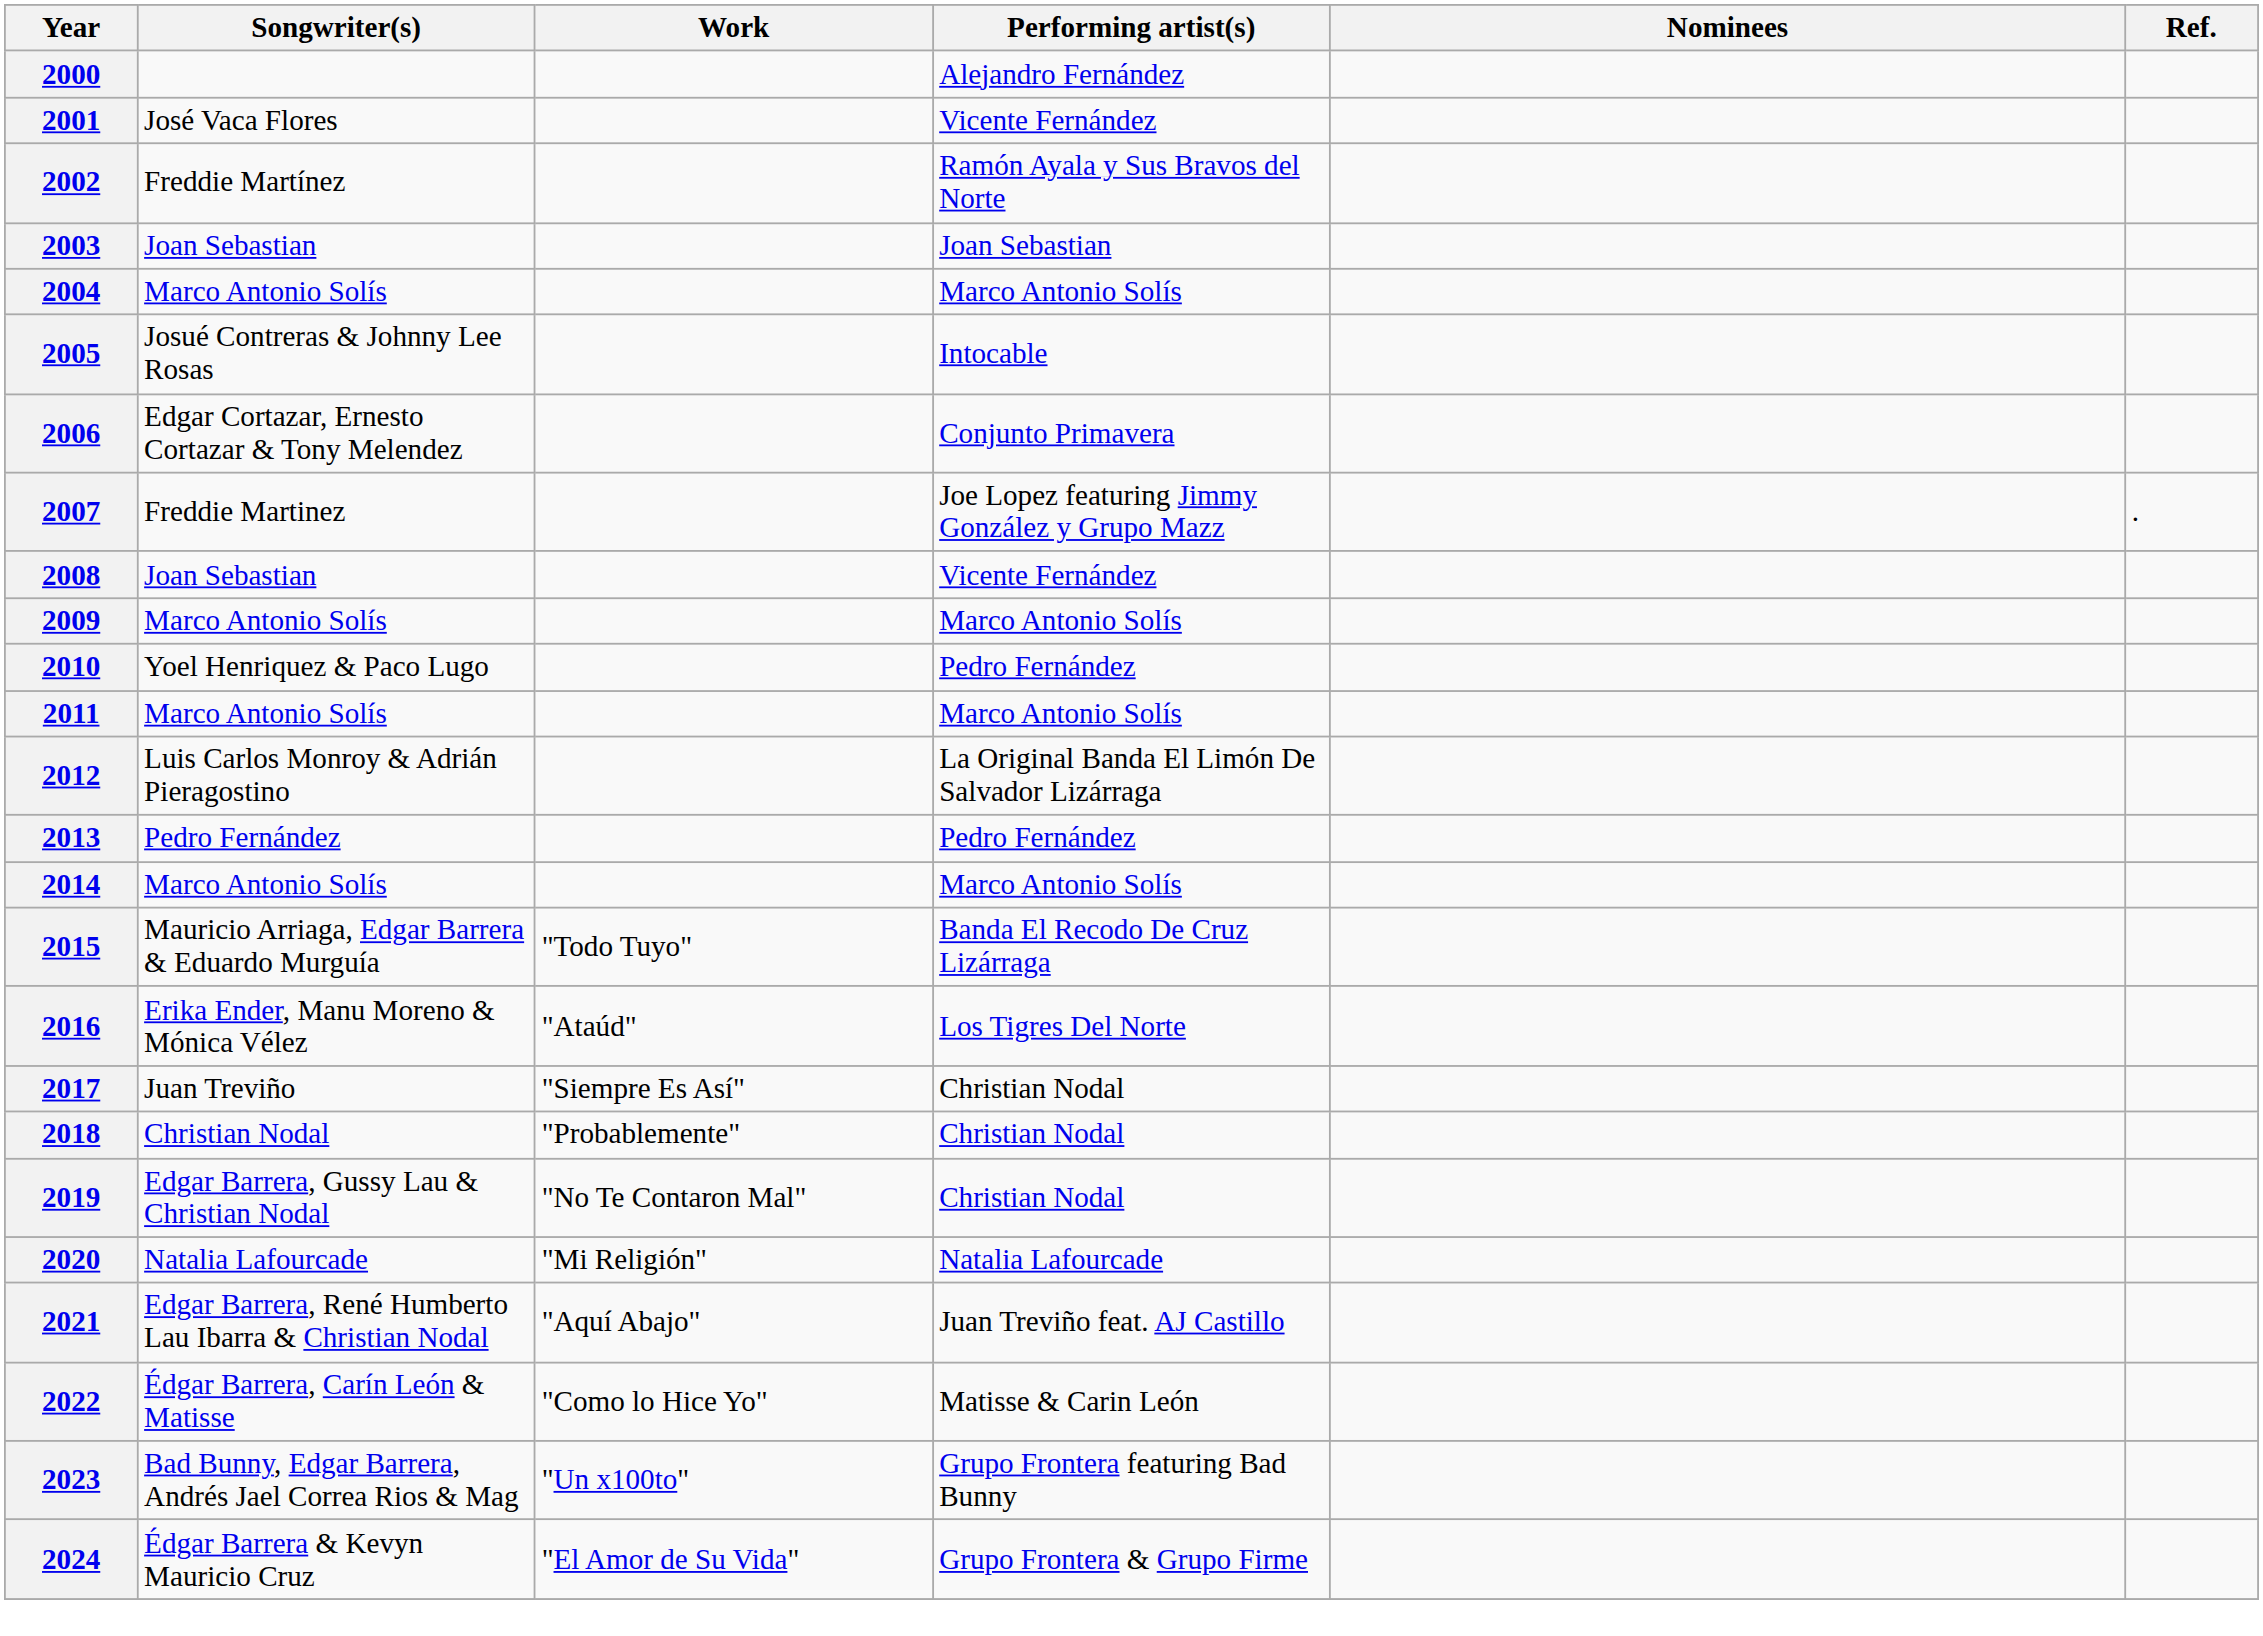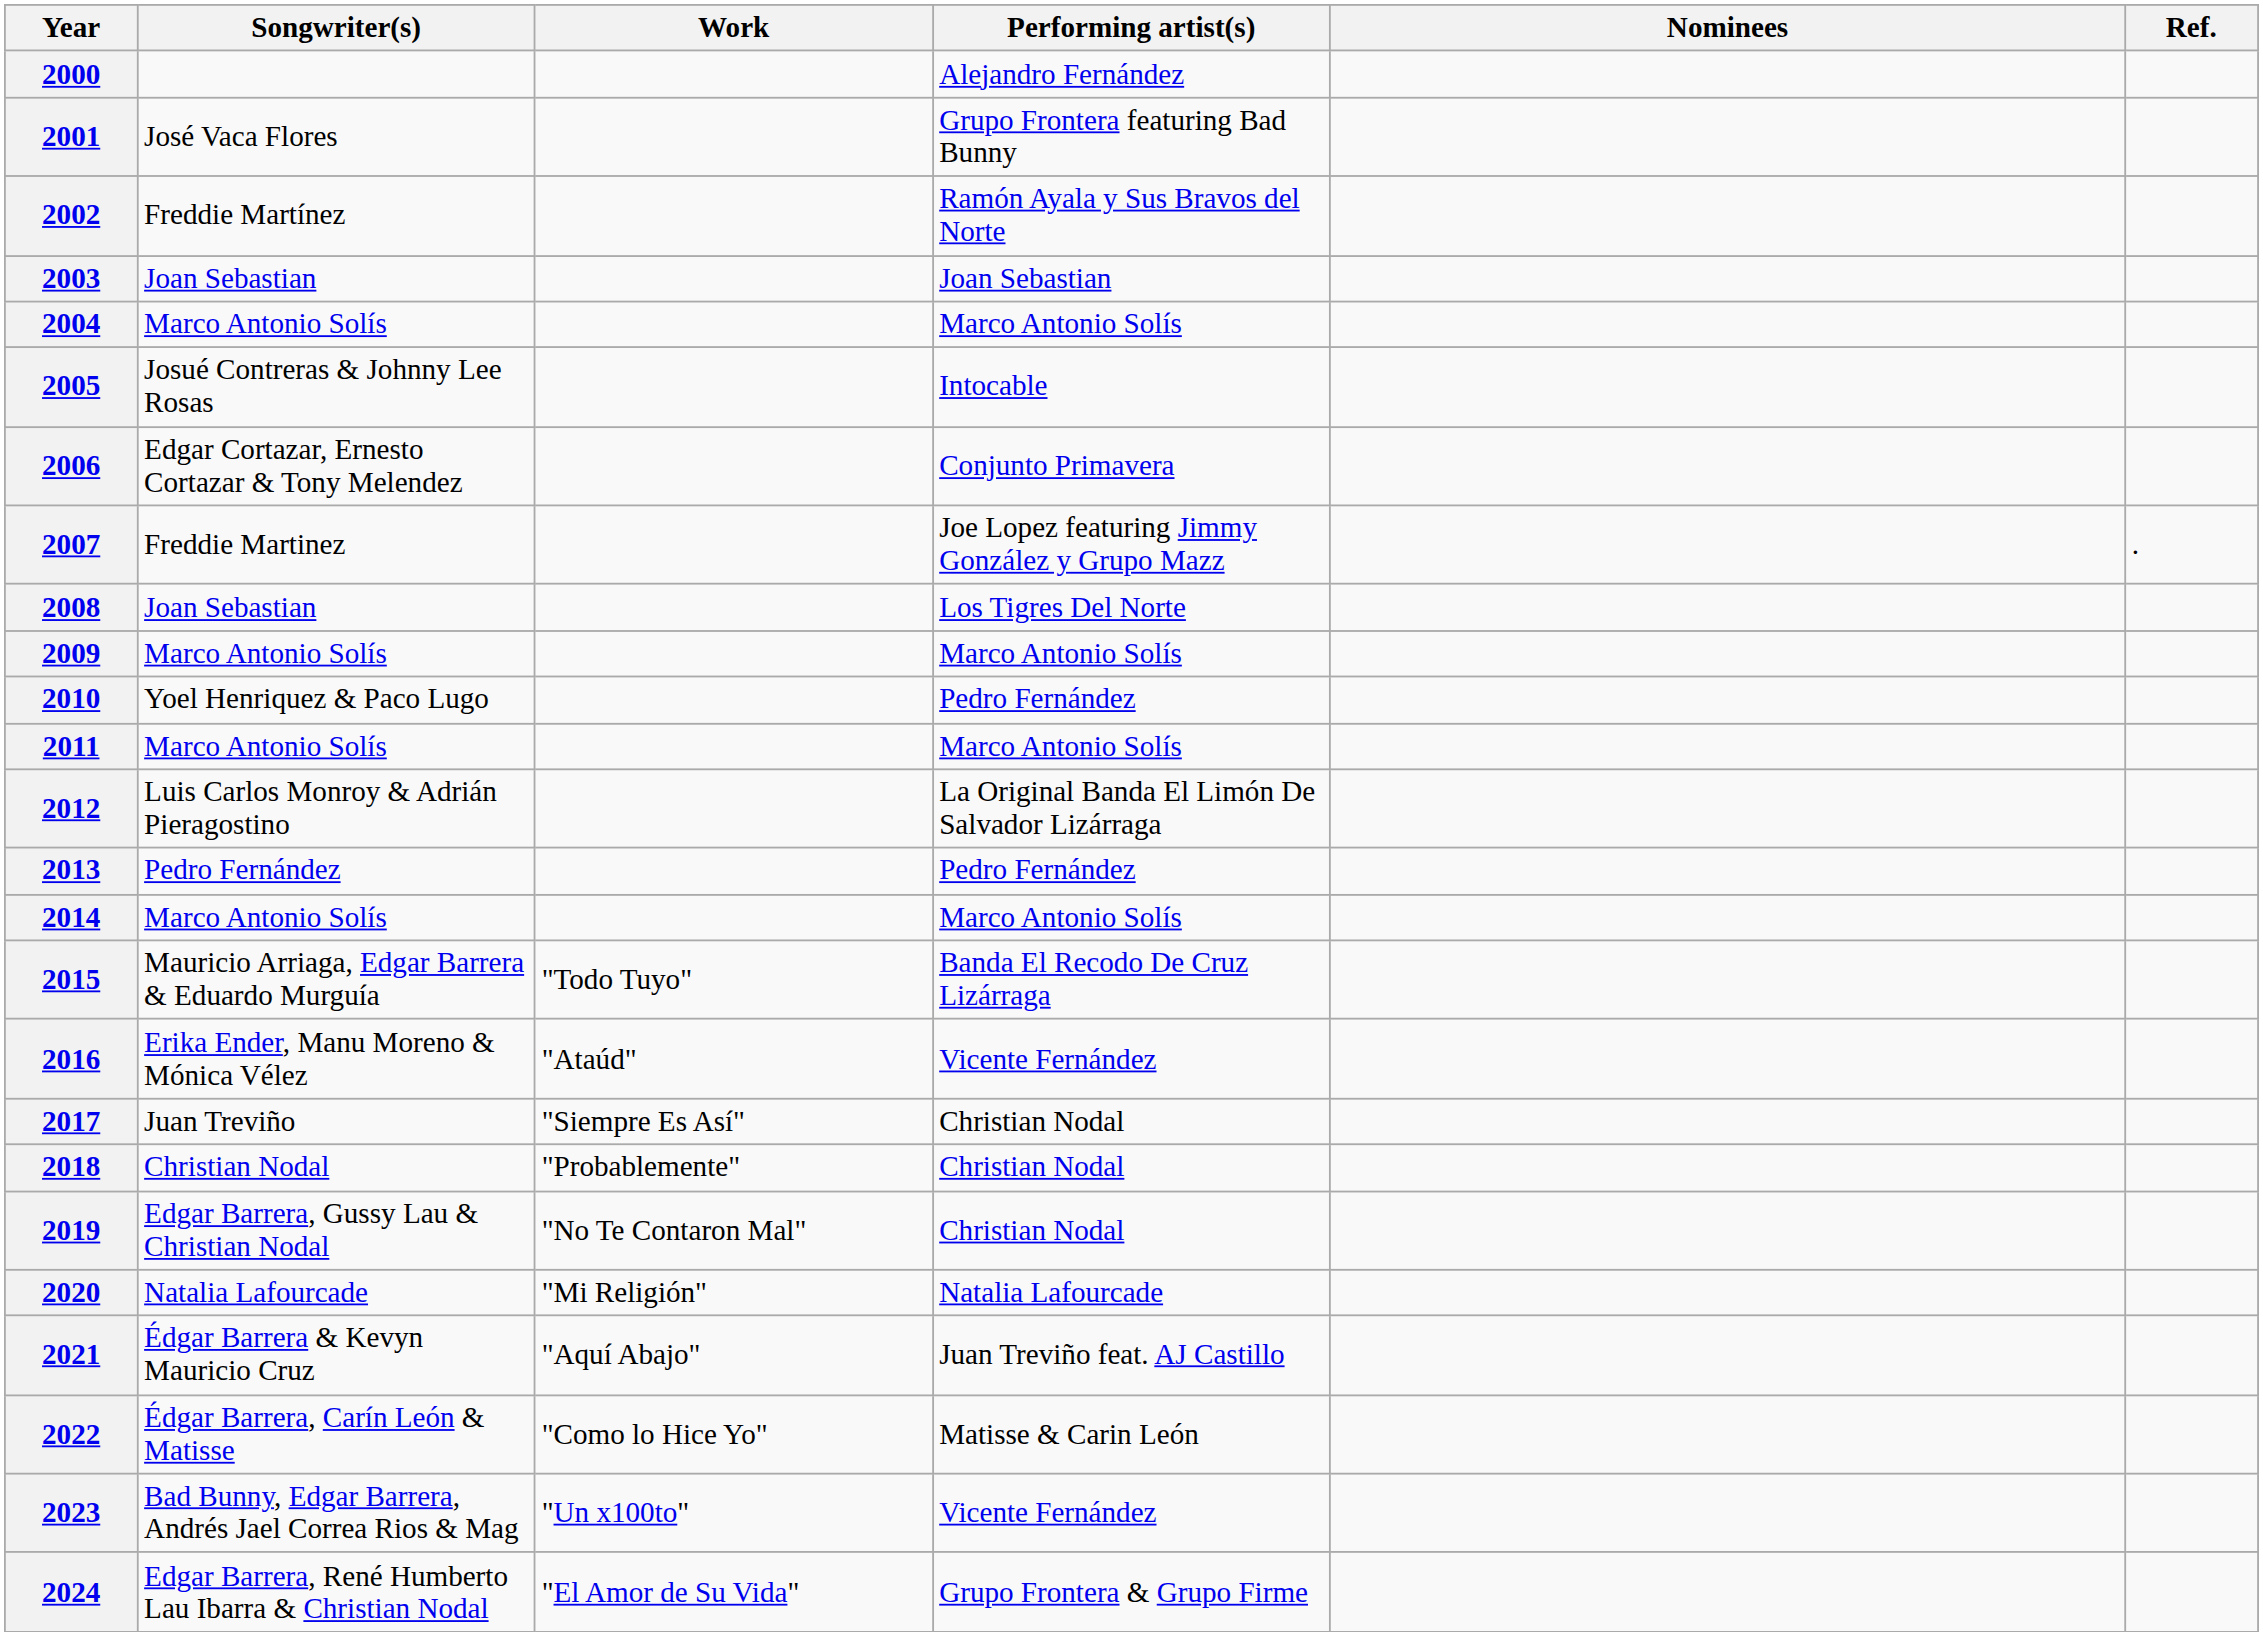(1048, 119) Vicente Fernández -> (1113, 136) Grupo Frontera featuring Bad Bunny
(1048, 574) Vicente Fernández -> (1063, 607) Los Tigres Del Norte
(1063, 1025) Los Tigres Del Norte -> (1048, 1058) Vicente Fernández
(326, 1322) Edgar Barrera, René Humberto Lau Ibarra & Christian Nodal -> (284, 1354) Édgar Barrera & Kevyn Mauricio Cruz
(1113, 1479) Grupo Frontera featuring Bad Bunny -> (1048, 1512) Vicente Fernández
(284, 1558) Édgar Barrera & Kevyn Mauricio Cruz -> (326, 1591) Edgar Barrera, René Humberto Lau Ibarra & Christian Nodal
